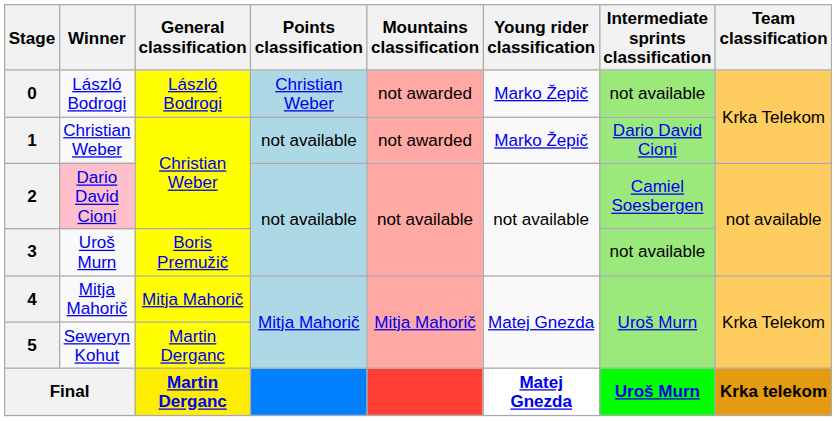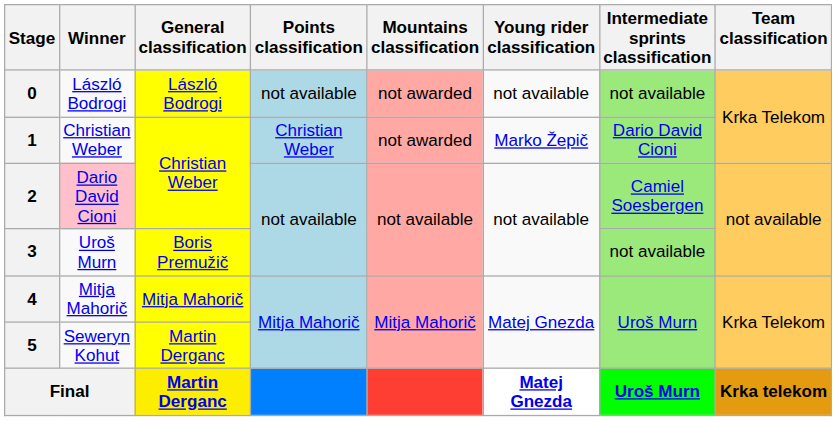(309, 94) Christian Weber -> (309, 94) not available
(541, 94) Marko Žepič -> (541, 94) not available
(309, 140) not available -> (309, 140) Christian Weber
